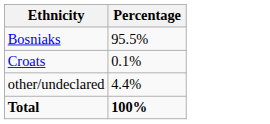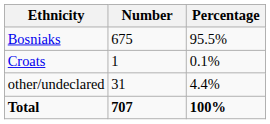+ column: (147, 15)
